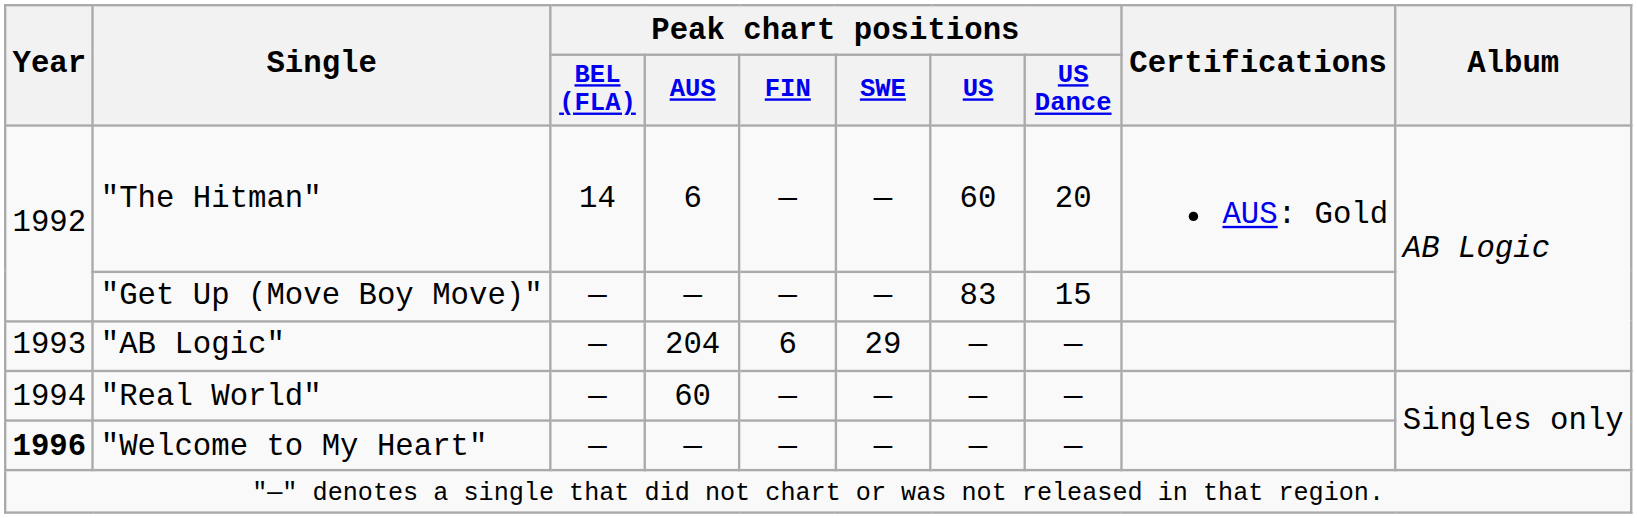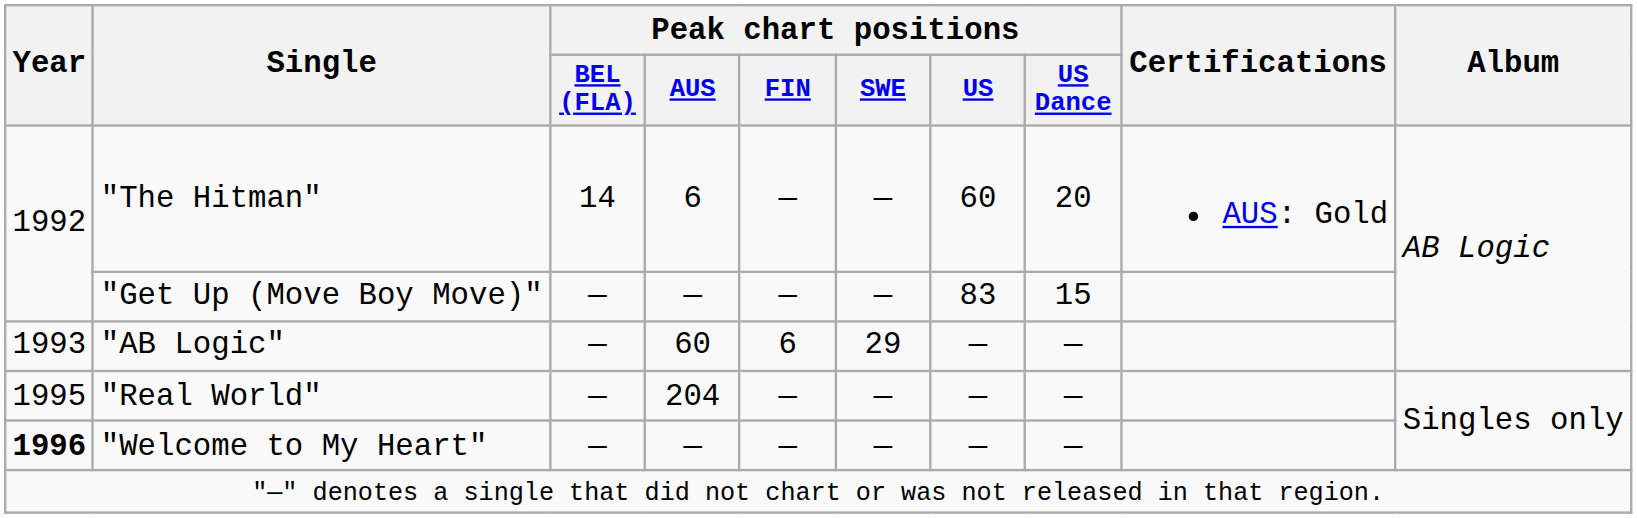(693, 346) 204 -> (693, 346) 60
(49, 396) 1994 -> (49, 396) 1995
(693, 396) 60 -> (693, 396) 204
